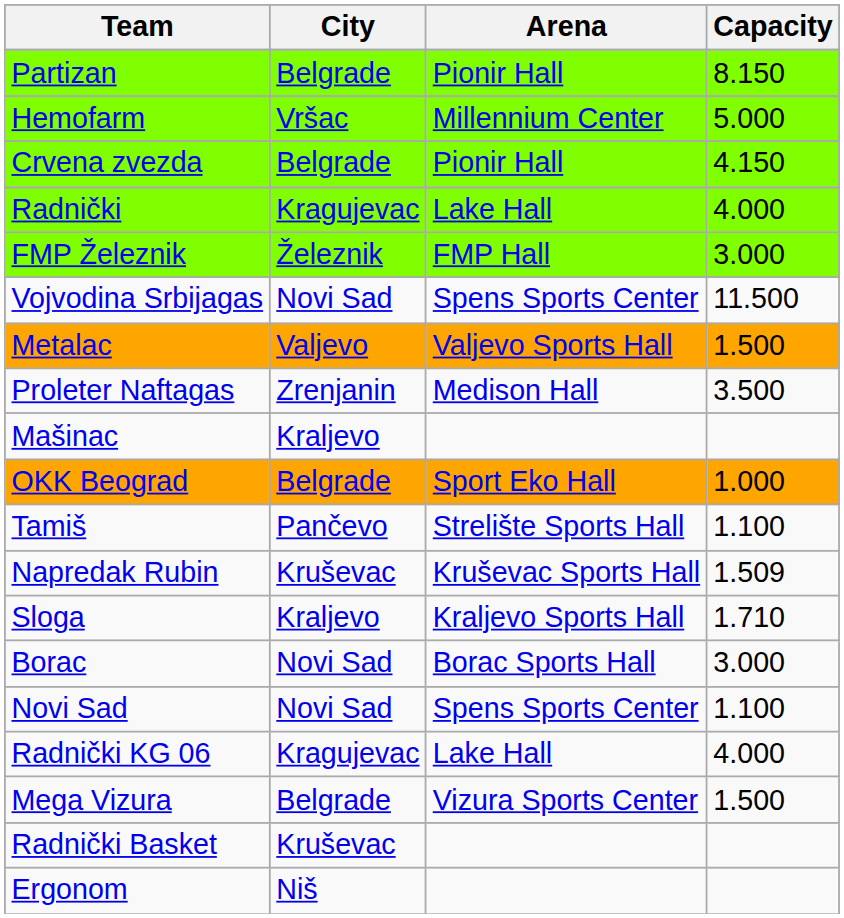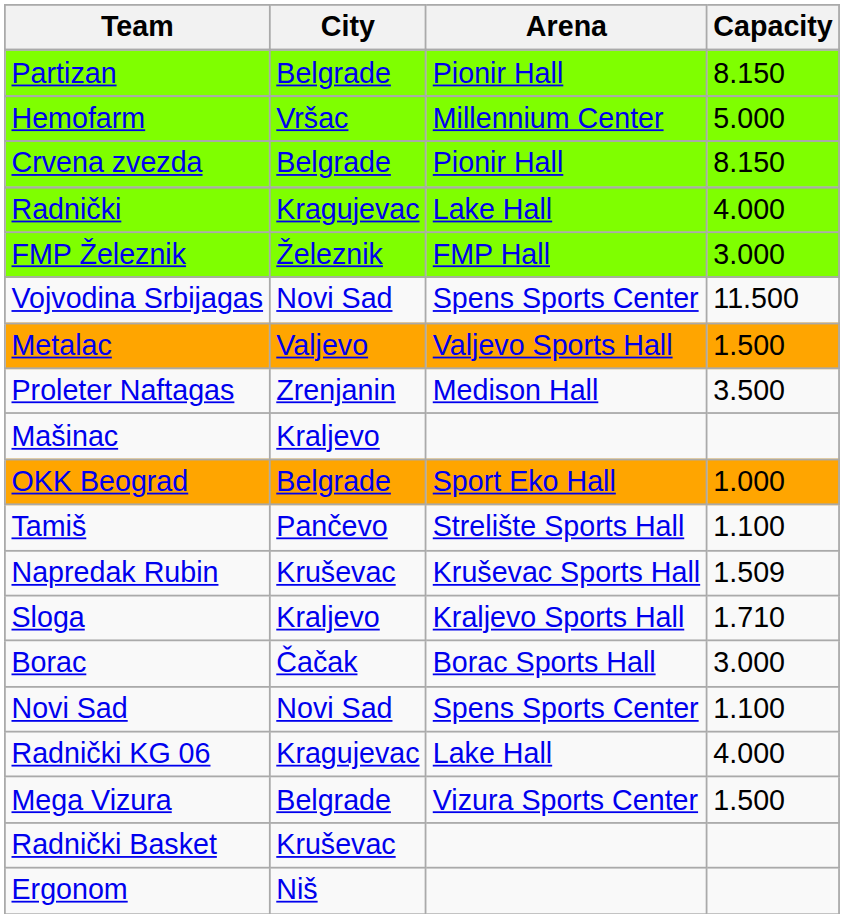(749, 163) 4.150 -> (749, 163) 8.150
(334, 663) Novi Sad -> (317, 663) Čačak
